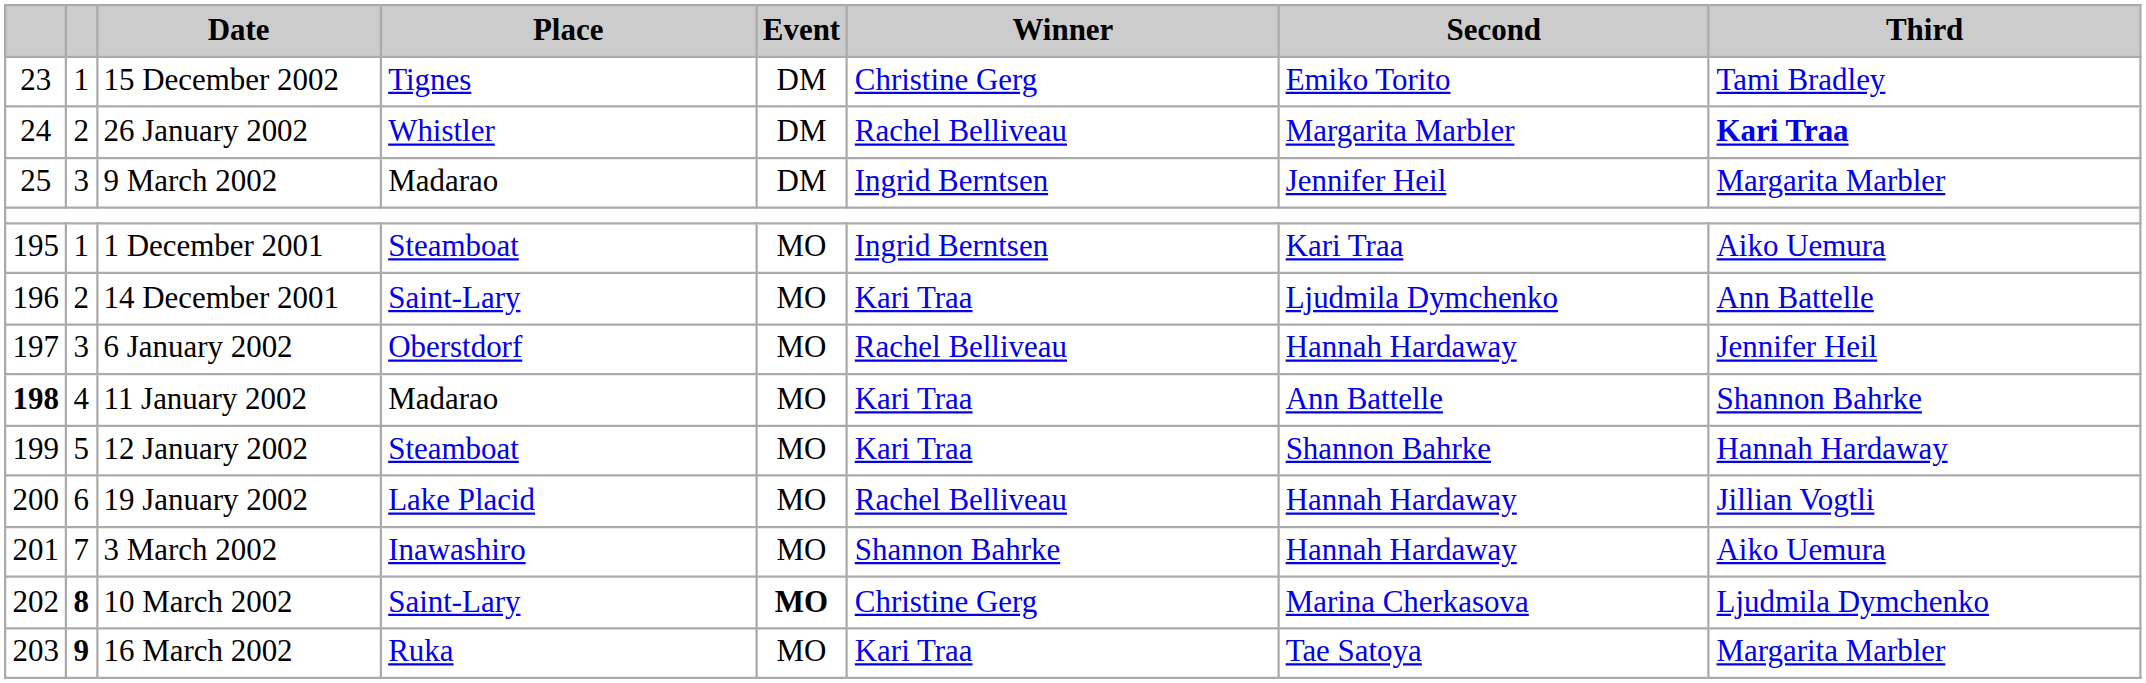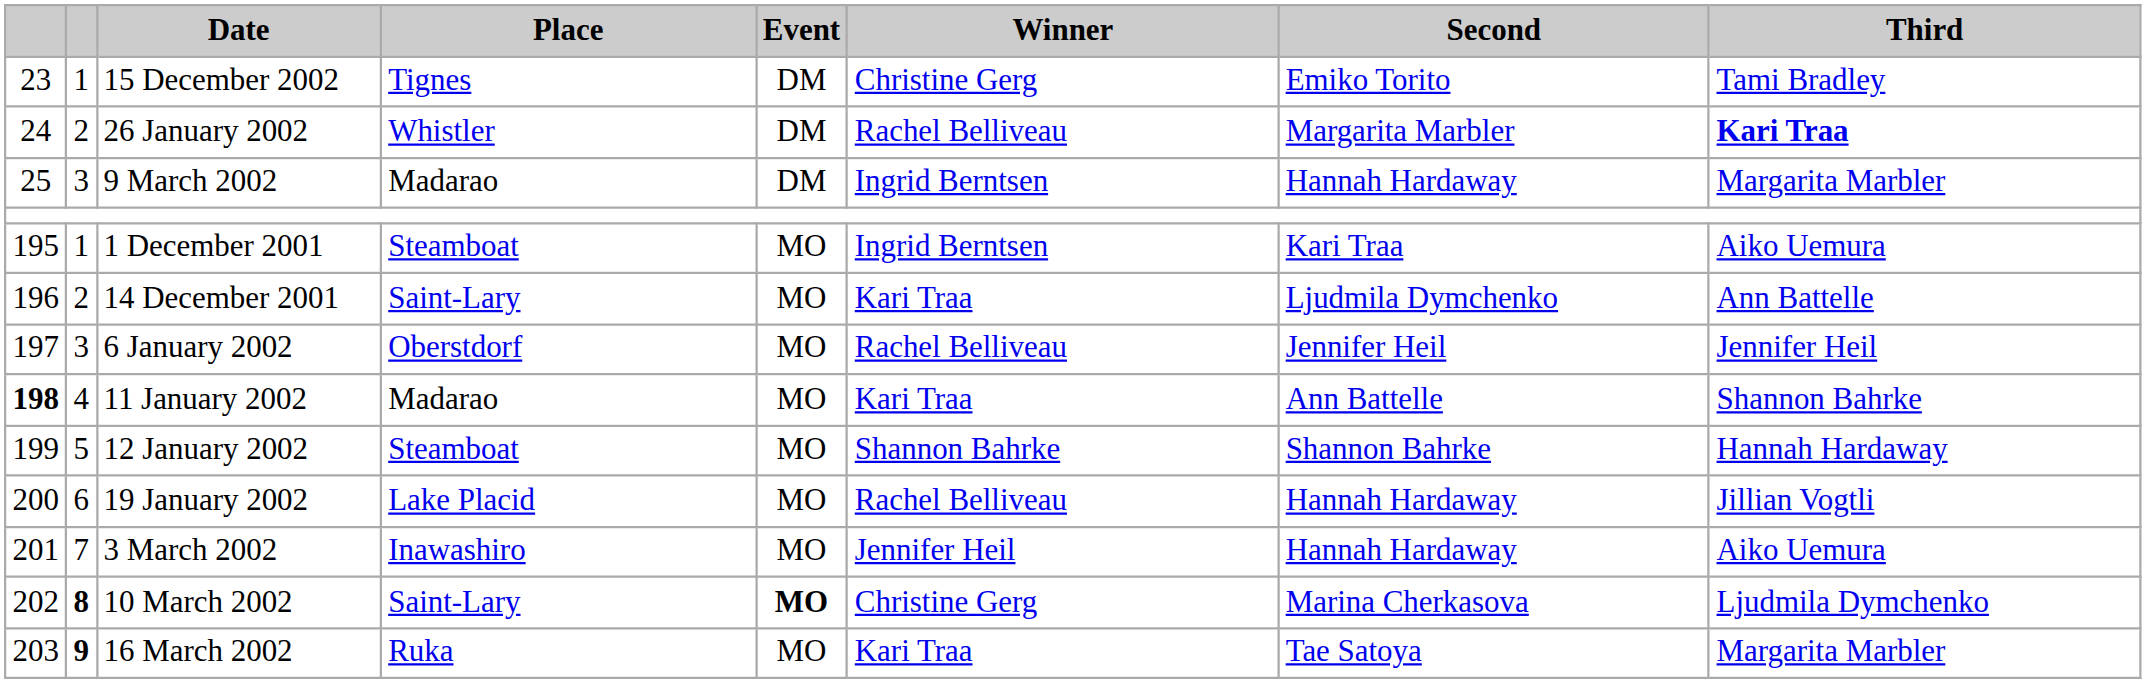(1366, 181) Jennifer Heil -> (1401, 181) Hannah Hardaway
(1401, 347) Hannah Hardaway -> (1366, 347) Jennifer Heil
(914, 449) Kari Traa -> (957, 449) Shannon Bahrke
(957, 550) Shannon Bahrke -> (935, 550) Jennifer Heil
